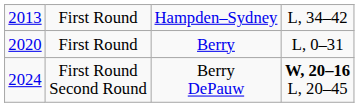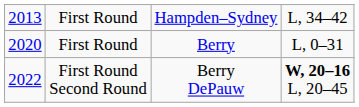(25, 79) 2024 -> (25, 79) 2022
